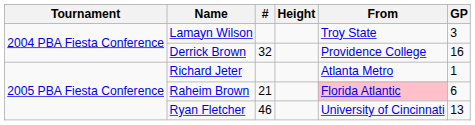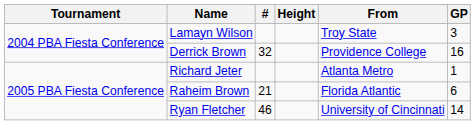(361, 91) pink background -> (361, 91) no background
(457, 110) 13 -> (457, 110) 14
